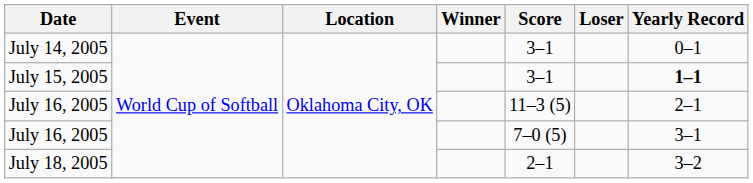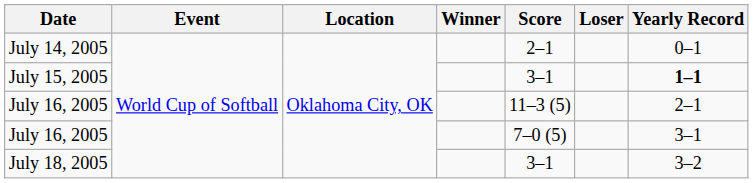(540, 47) 3–1 -> (540, 47) 2–1
(540, 163) 2–1 -> (540, 163) 3–1
